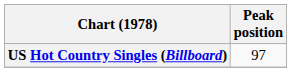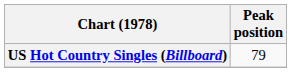(258, 55) 97 -> (258, 55) 79
